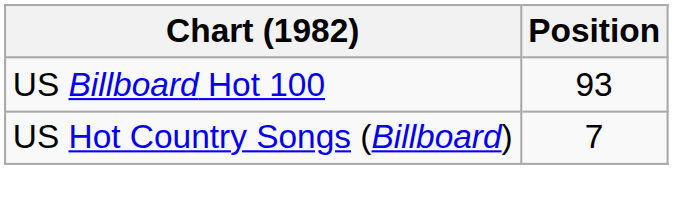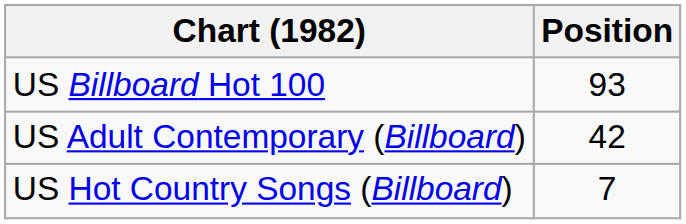+ row: (269, 137)
